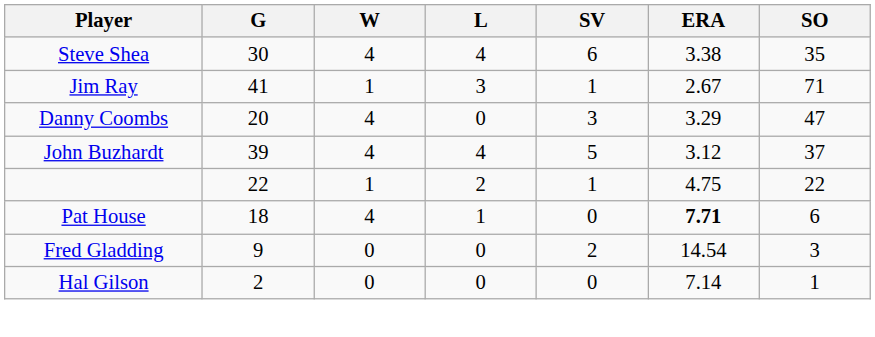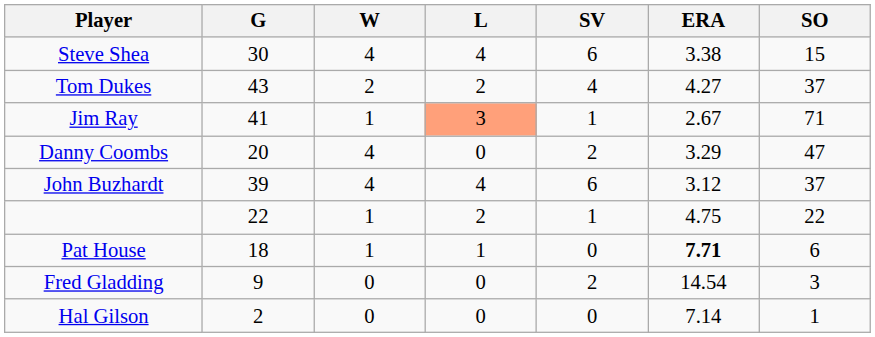(815, 53) 35 -> (815, 53) 15
+ row: (104, 86)
(481, 86) no background -> (481, 119) lightsalmon background
(592, 119) 3 -> (592, 151) 2
(592, 151) 5 -> (592, 184) 6
(369, 217) 4 -> (369, 250) 1
